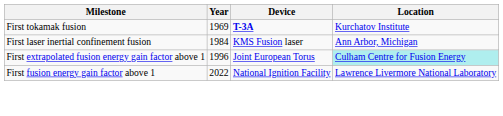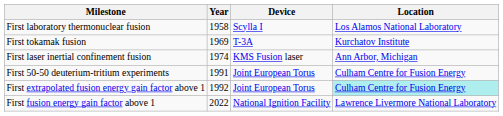+ row: (78, 27)
(243, 27) bold -> (243, 42) normal
(219, 42) 1984 -> (219, 57) 1974
+ row: (88, 73)
(219, 57) 1996 -> (219, 88) 1992
